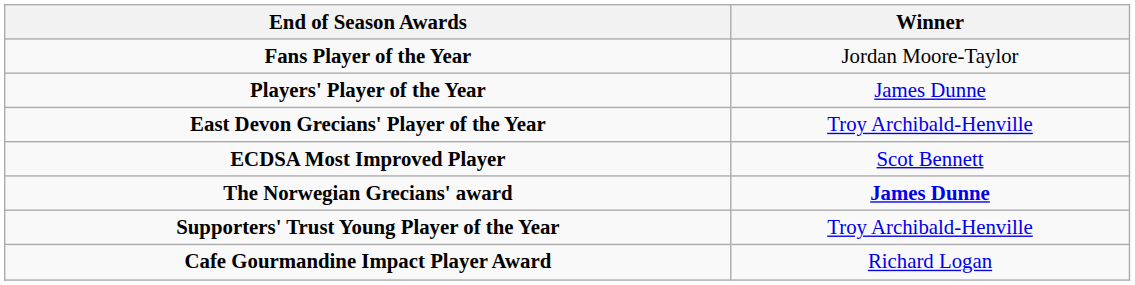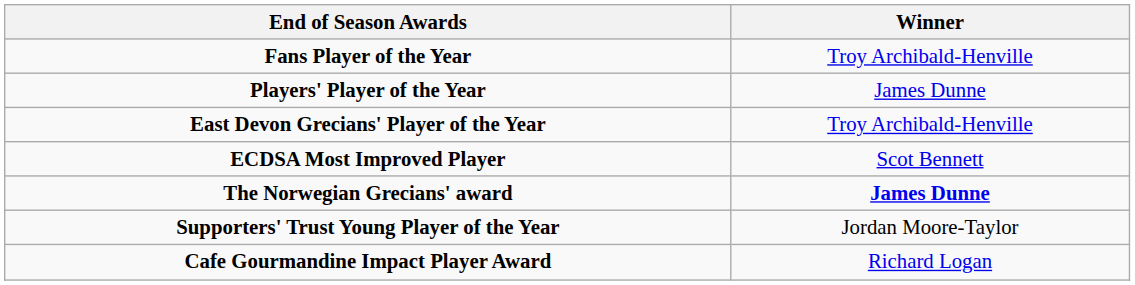(930, 56) Jordan Moore-Taylor -> (930, 56) Troy Archibald-Henville
(930, 227) Troy Archibald-Henville -> (930, 227) Jordan Moore-Taylor
